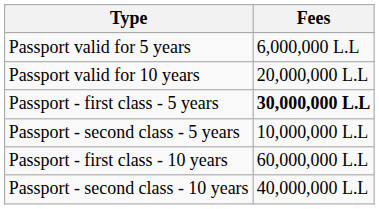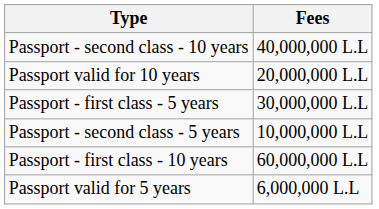rows swapped: (100, 47) <-> (129, 189)
(314, 103) bold -> (313, 103) normal
